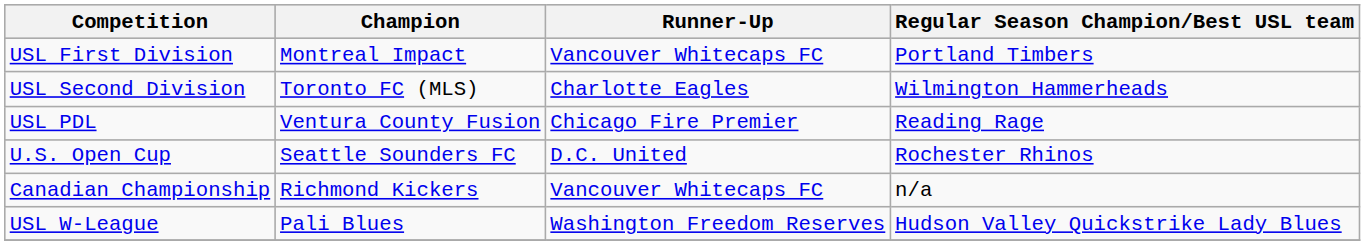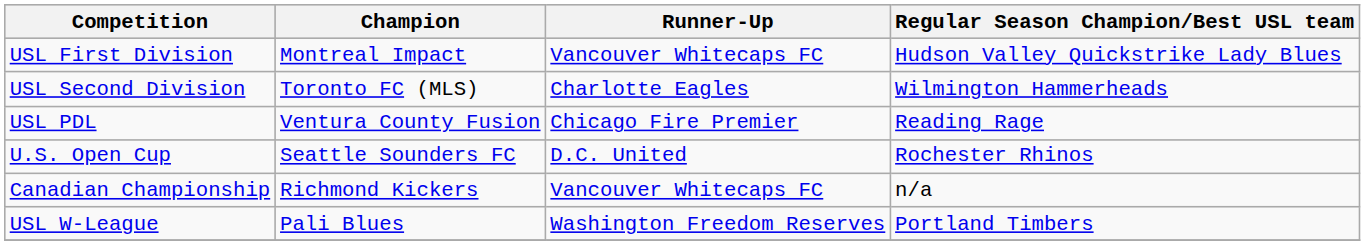(994, 55) Portland Timbers -> (1118, 55) Hudson Valley Quickstrike Lady Blues
(1118, 224) Hudson Valley Quickstrike Lady Blues -> (994, 224) Portland Timbers
